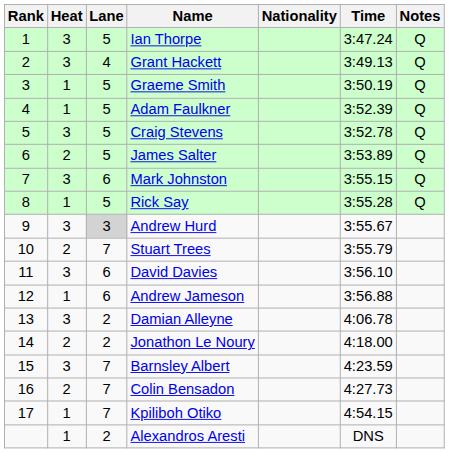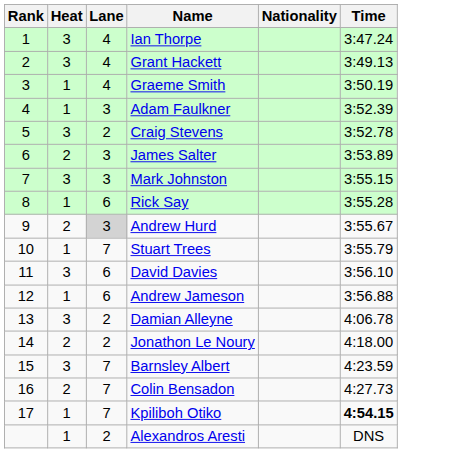- column: (420, 16)
(107, 39) 5 -> (107, 39) 4
(107, 86) 5 -> (107, 86) 4
(107, 109) 5 -> (107, 109) 3
(107, 132) 5 -> (107, 132) 2
(107, 156) 5 -> (107, 156) 3
(107, 179) 6 -> (107, 179) 3
(107, 202) 5 -> (107, 202) 6
(67, 226) 3 -> (67, 226) 2
(67, 249) 2 -> (67, 249) 1
(368, 413) normal -> (369, 413) bold
